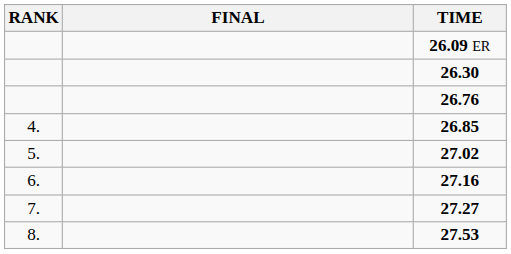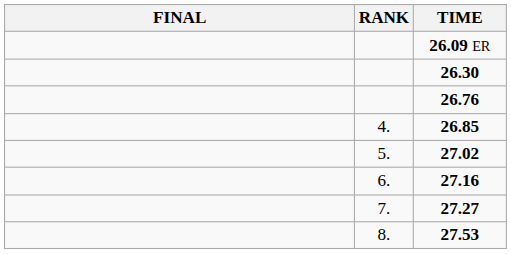columns swapped: (34, 18) <-> (238, 18)
